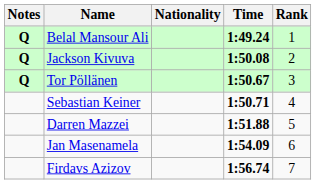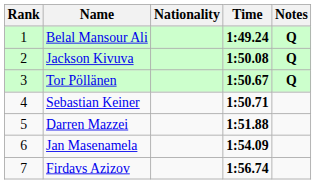columns swapped: (292, 15) <-> (24, 15)
